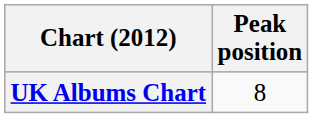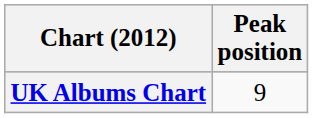(260, 91) 8 -> (260, 91) 9
